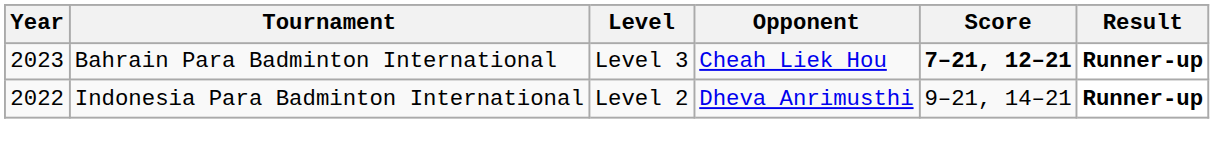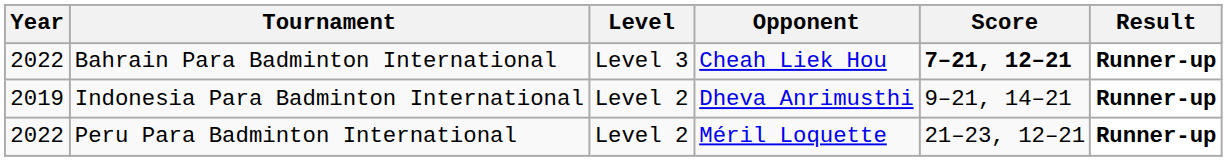(37, 61) 2023 -> (37, 61) 2022
(37, 99) 2022 -> (37, 99) 2019
+ row: (296, 136)
